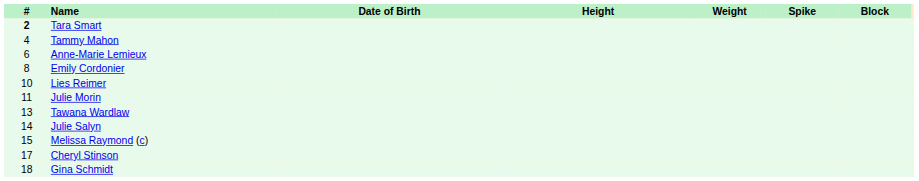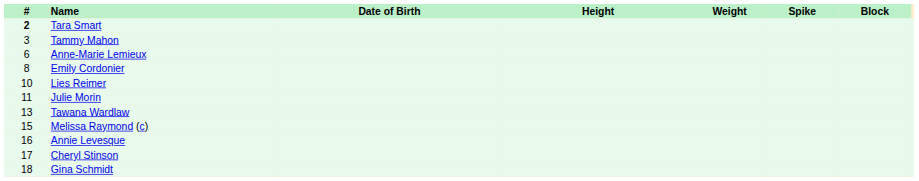(27, 40) 4 -> (27, 40) 3
- row: (76, 126)
+ row: (88, 141)
